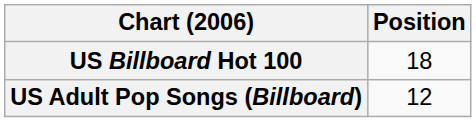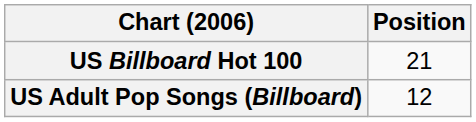(419, 60) 18 -> (419, 60) 21
